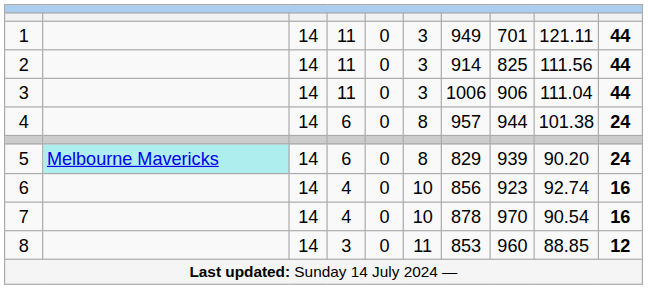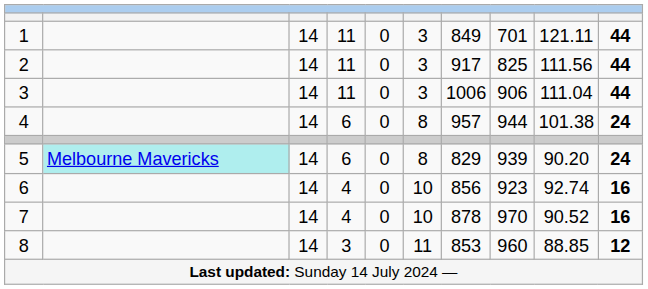(466, 36) 949 -> (466, 36) 849
(466, 65) 914 -> (466, 65) 917
(566, 216) 90.54 -> (566, 216) 90.52
